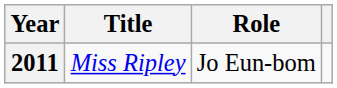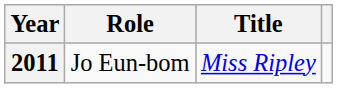columns swapped: (128, 23) <-> (256, 23)
